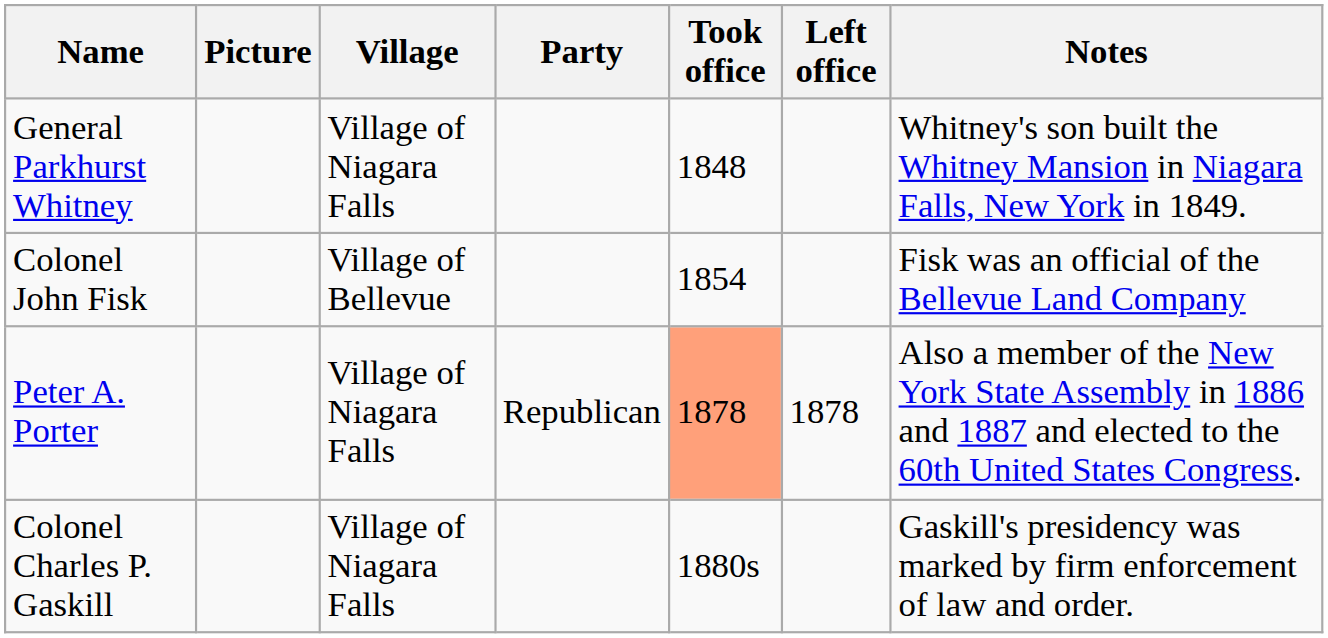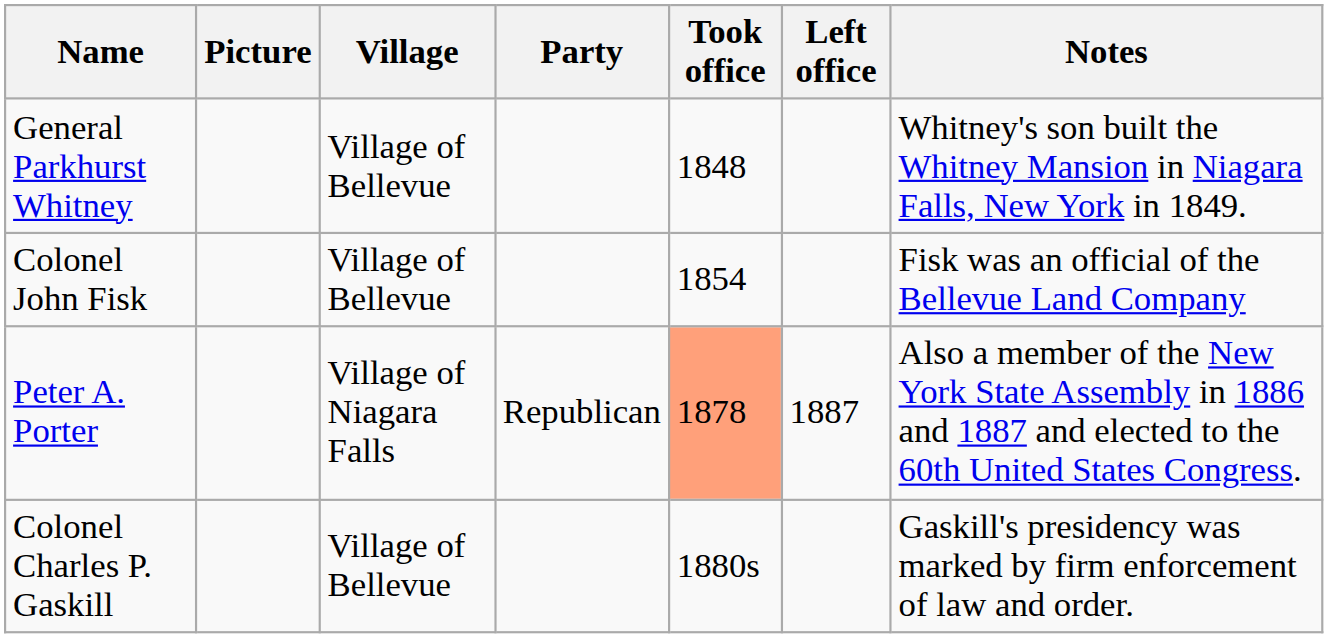(396, 165) Village of Niagara Falls -> (396, 165) Village of Bellevue
(824, 412) 1878 -> (824, 412) 1887
(396, 564) Village of Niagara Falls -> (396, 564) Village of Bellevue
